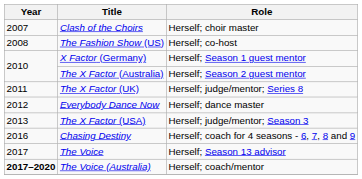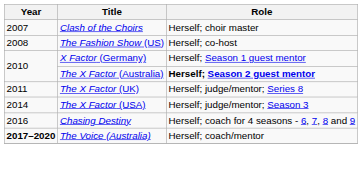(237, 74) normal -> (242, 74) bold
- row: (110, 105)
(17, 120) 2013 -> (17, 105) 2014
- row: (82, 151)
